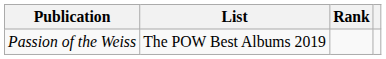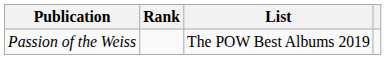columns swapped: (235, 16) <-> (351, 16)
